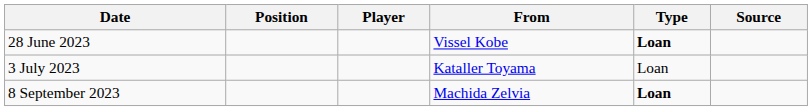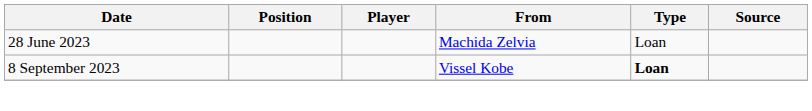(471, 42) Vissel Kobe -> (487, 42) Machida Zelvia
(654, 42) bold -> (650, 42) normal
- row: (44, 67)
(482, 93) Machida Zelvia -> (476, 67) Vissel Kobe
